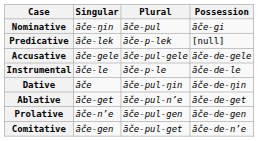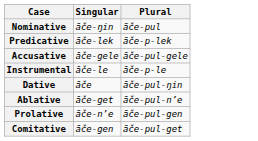- column: (222, 12)
